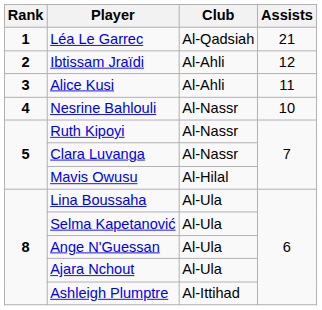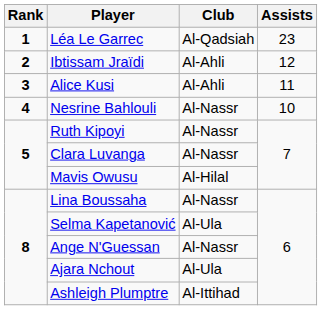(287, 39) 21 -> (287, 39) 23
(202, 200) Al-Ula -> (210, 200) Al-Nassr
(202, 246) Al-Ula -> (210, 246) Al-Nassr
